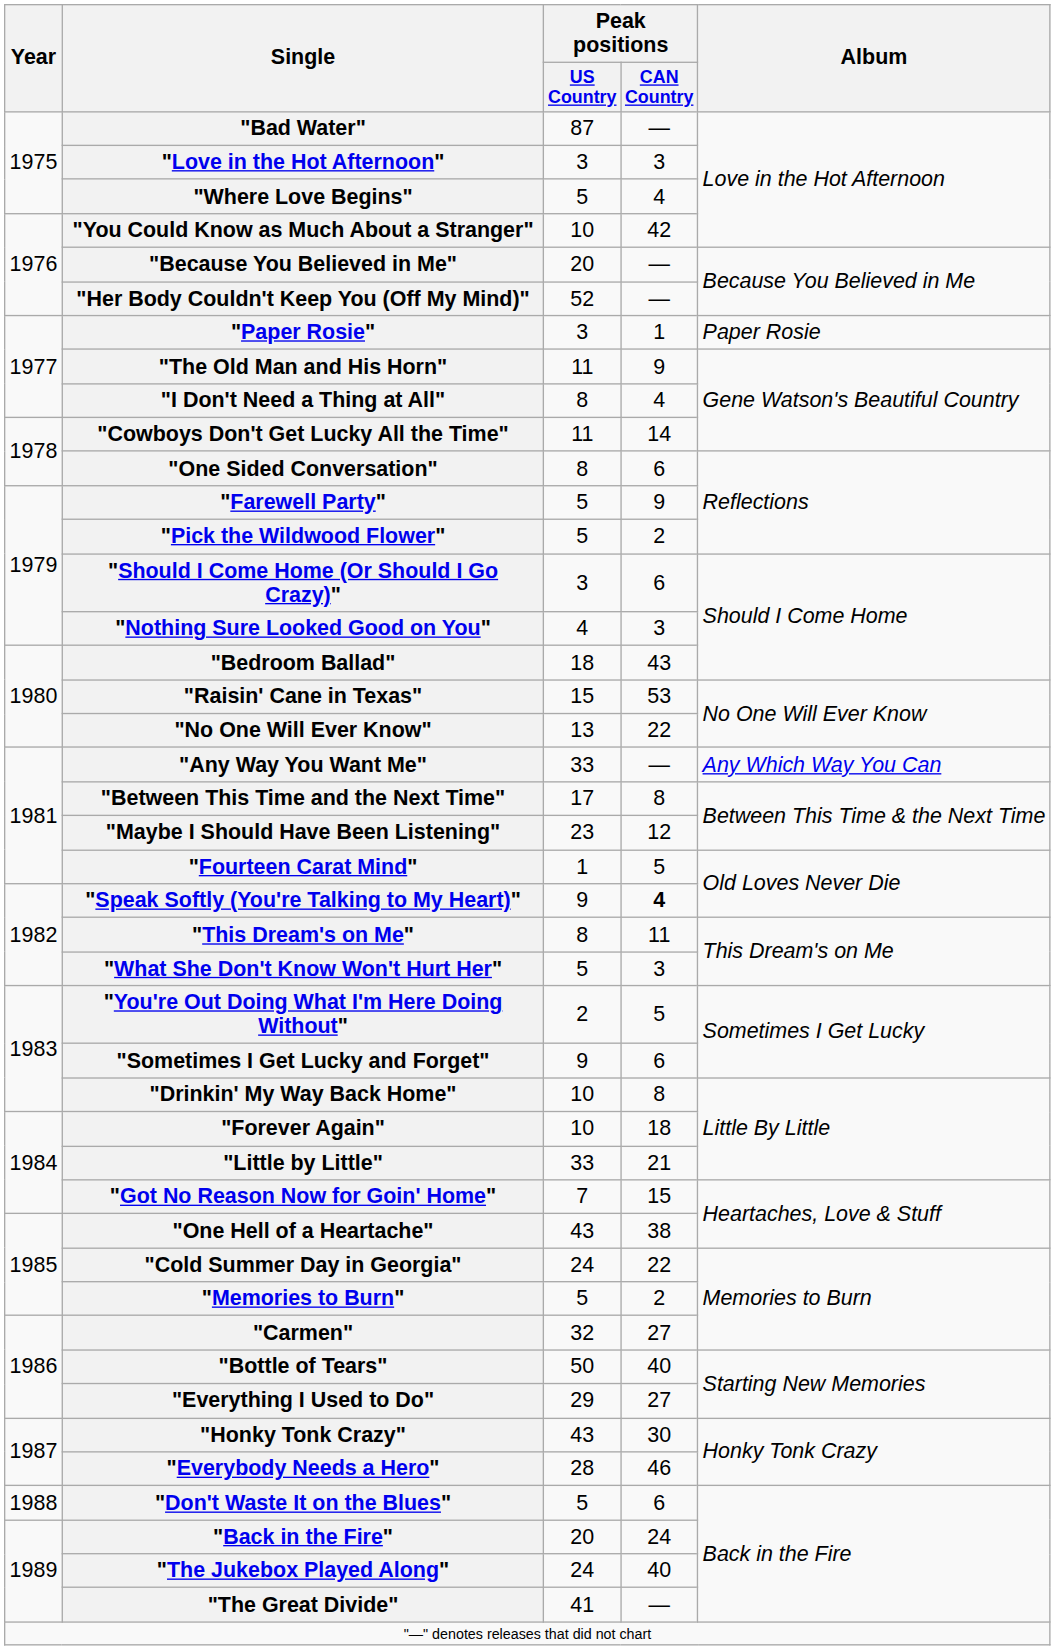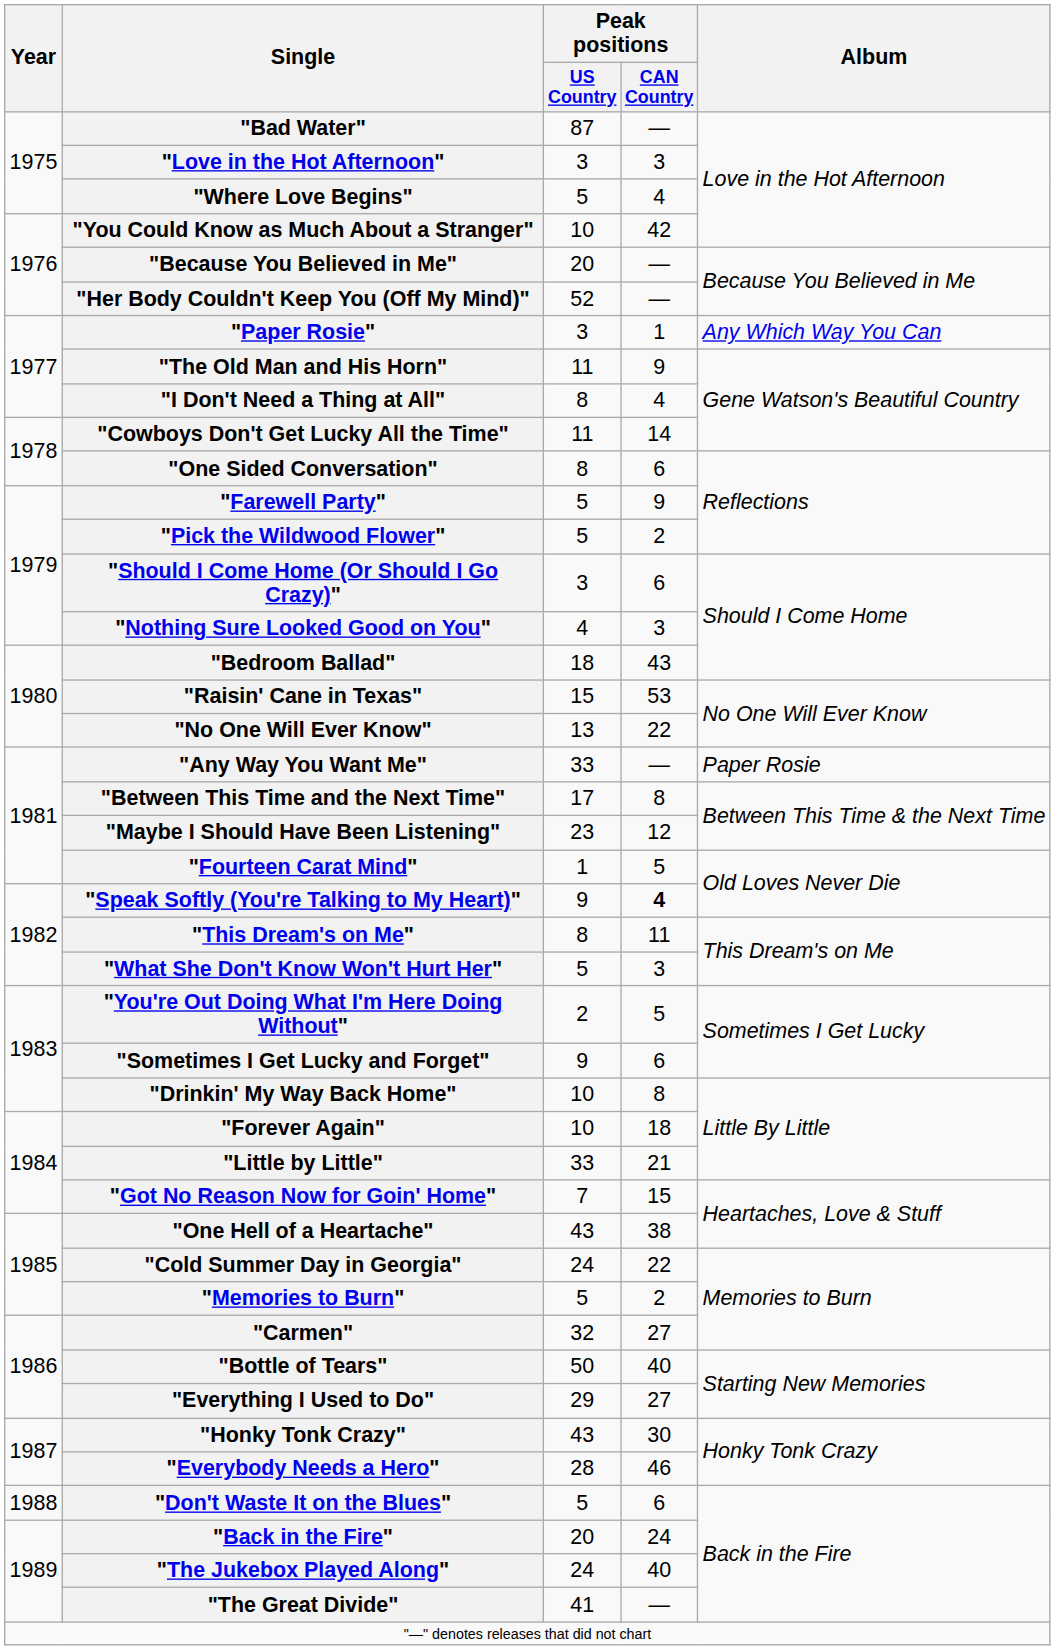(762, 332) Paper Rosie -> (822, 332) Any Which Way You Can
(822, 764) Any Which Way You Can -> (762, 764) Paper Rosie
